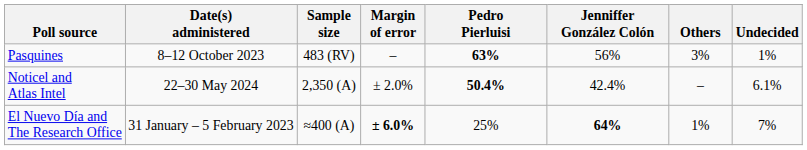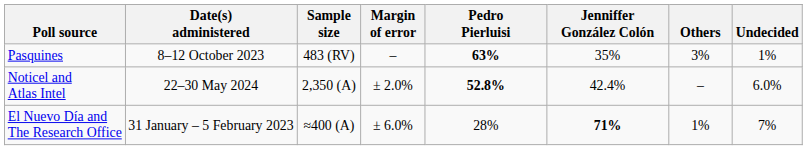(608, 55) 56% -> (608, 55) 35%
(486, 86) 50.4% -> (486, 86) 52.8%
(767, 86) 6.1% -> (767, 86) 6.0%
(393, 125) bold -> (393, 125) normal
(486, 125) 25% -> (486, 125) 28%
(608, 125) 64% -> (608, 125) 71%
